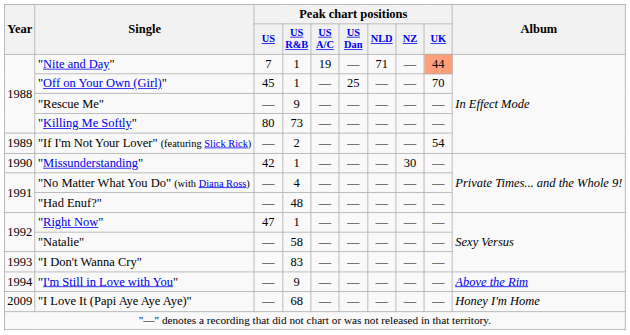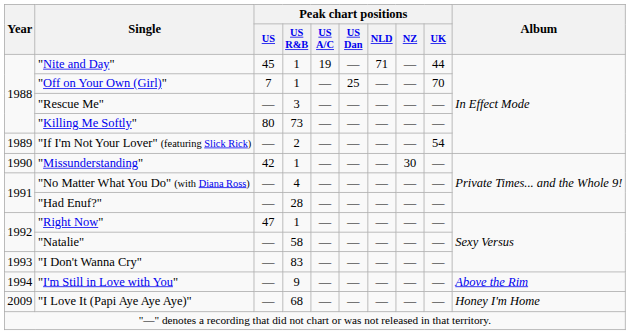(268, 64) 7 -> (268, 64) 45
(438, 64) lightsalmon background -> (438, 64) no background
(268, 83) 45 -> (268, 83) 7
(297, 103) 9 -> (297, 103) 3
(297, 202) 48 -> (297, 202) 28
